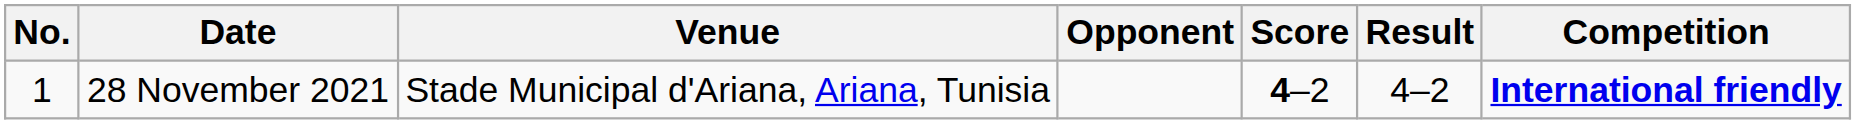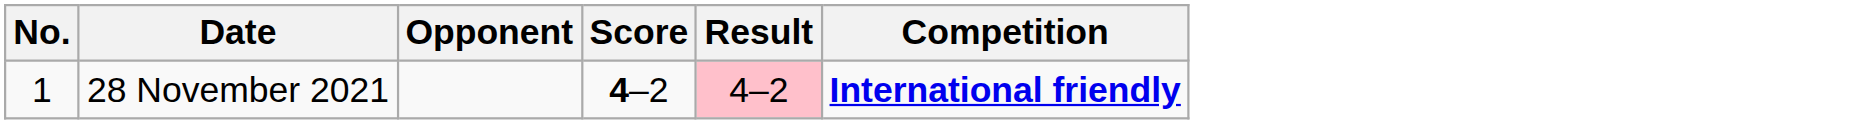- column: (728, 32)
(1420, 88) no background -> (759, 88) pink background
